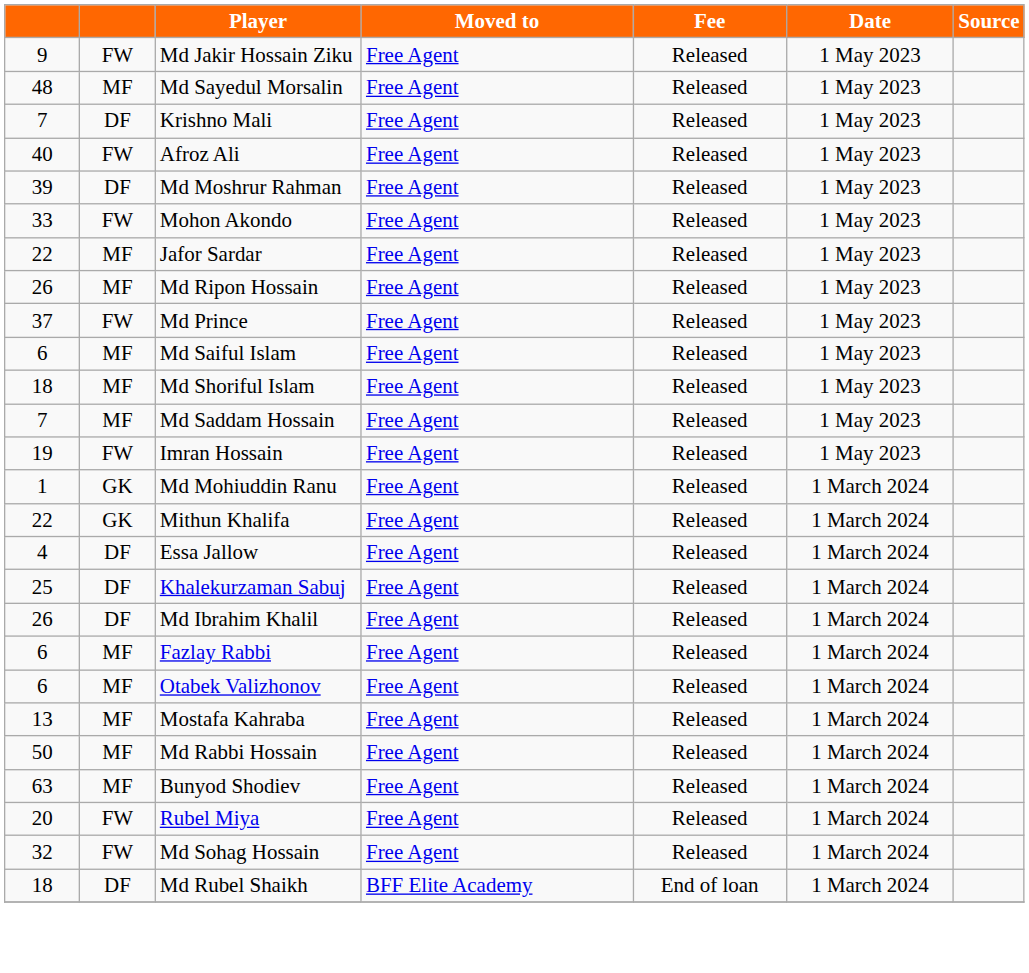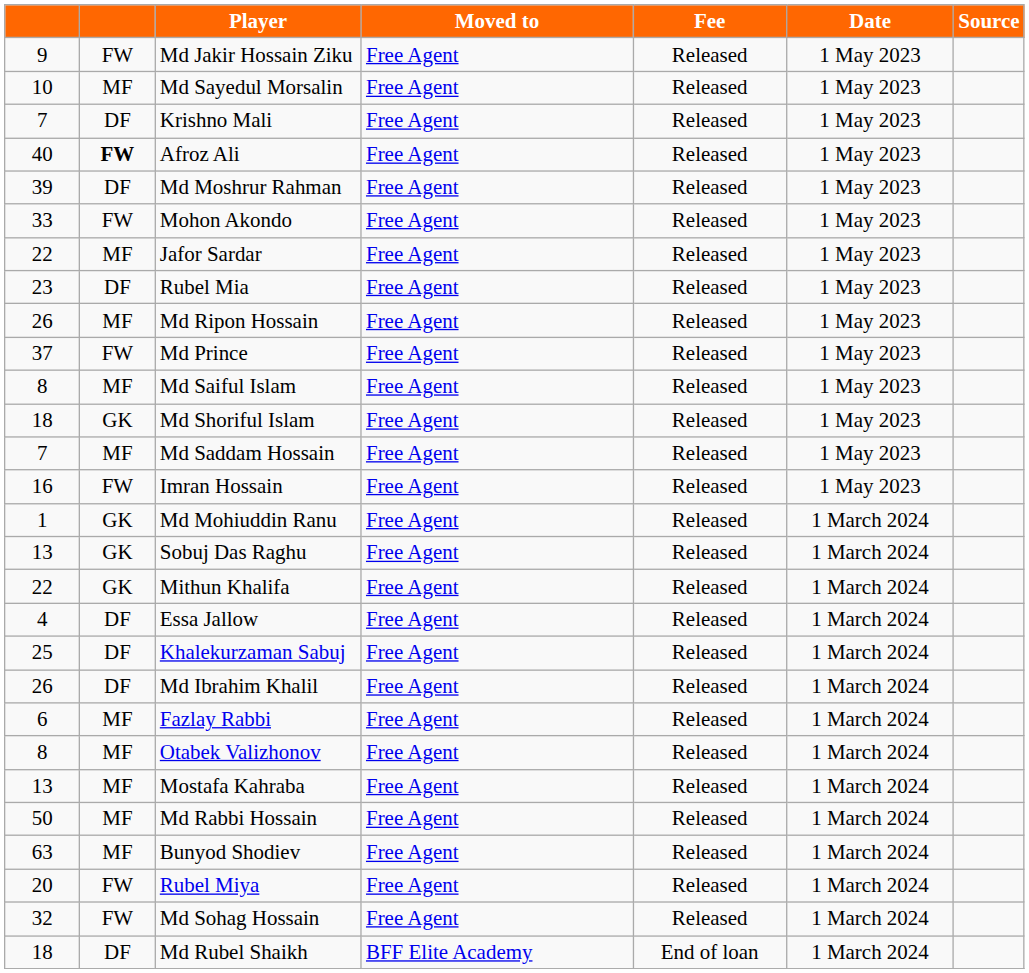(42, 87) 48 -> (42, 87) 10
(117, 154) normal -> (117, 154) bold
+ row: (204, 287)
(42, 353) 6 -> (42, 386) 8
(117, 386) MF -> (117, 420) GK
(42, 453) 19 -> (42, 486) 16
+ row: (233, 552)
(42, 685) 6 -> (42, 752) 8
